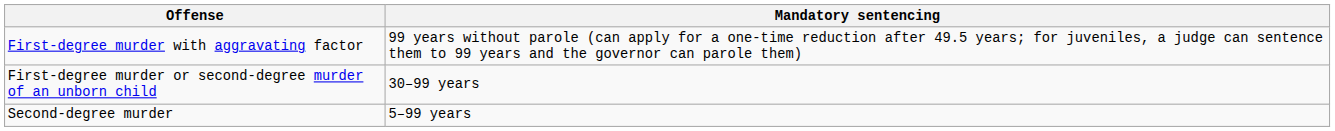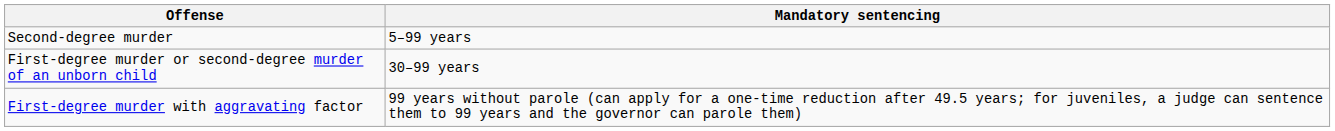rows swapped: (91, 115) <-> (186, 46)
